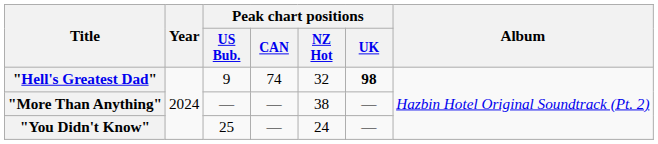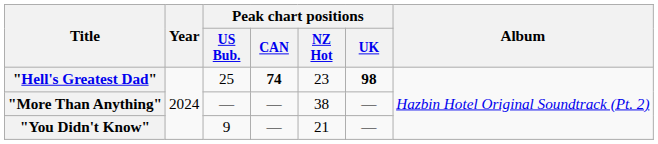(227, 79) 9 -> (227, 79) 25
(274, 79) normal -> (274, 79) bold
(321, 79) 32 -> (321, 79) 23
(227, 127) 25 -> (227, 127) 9
(321, 127) 24 -> (321, 127) 21
